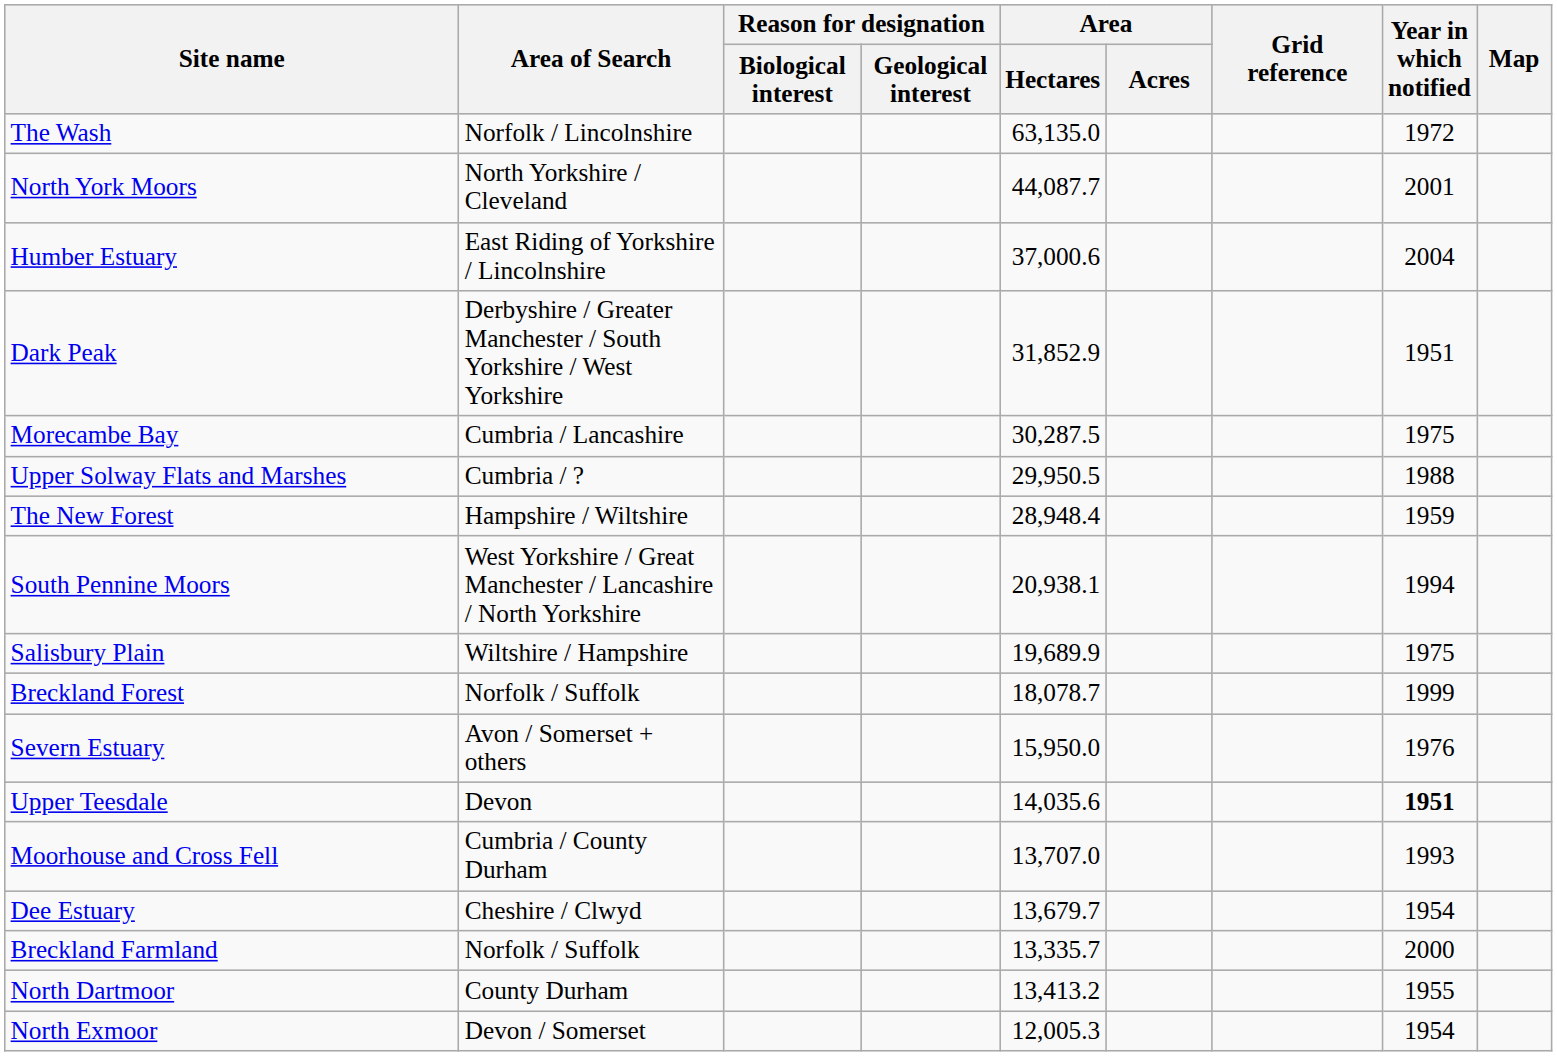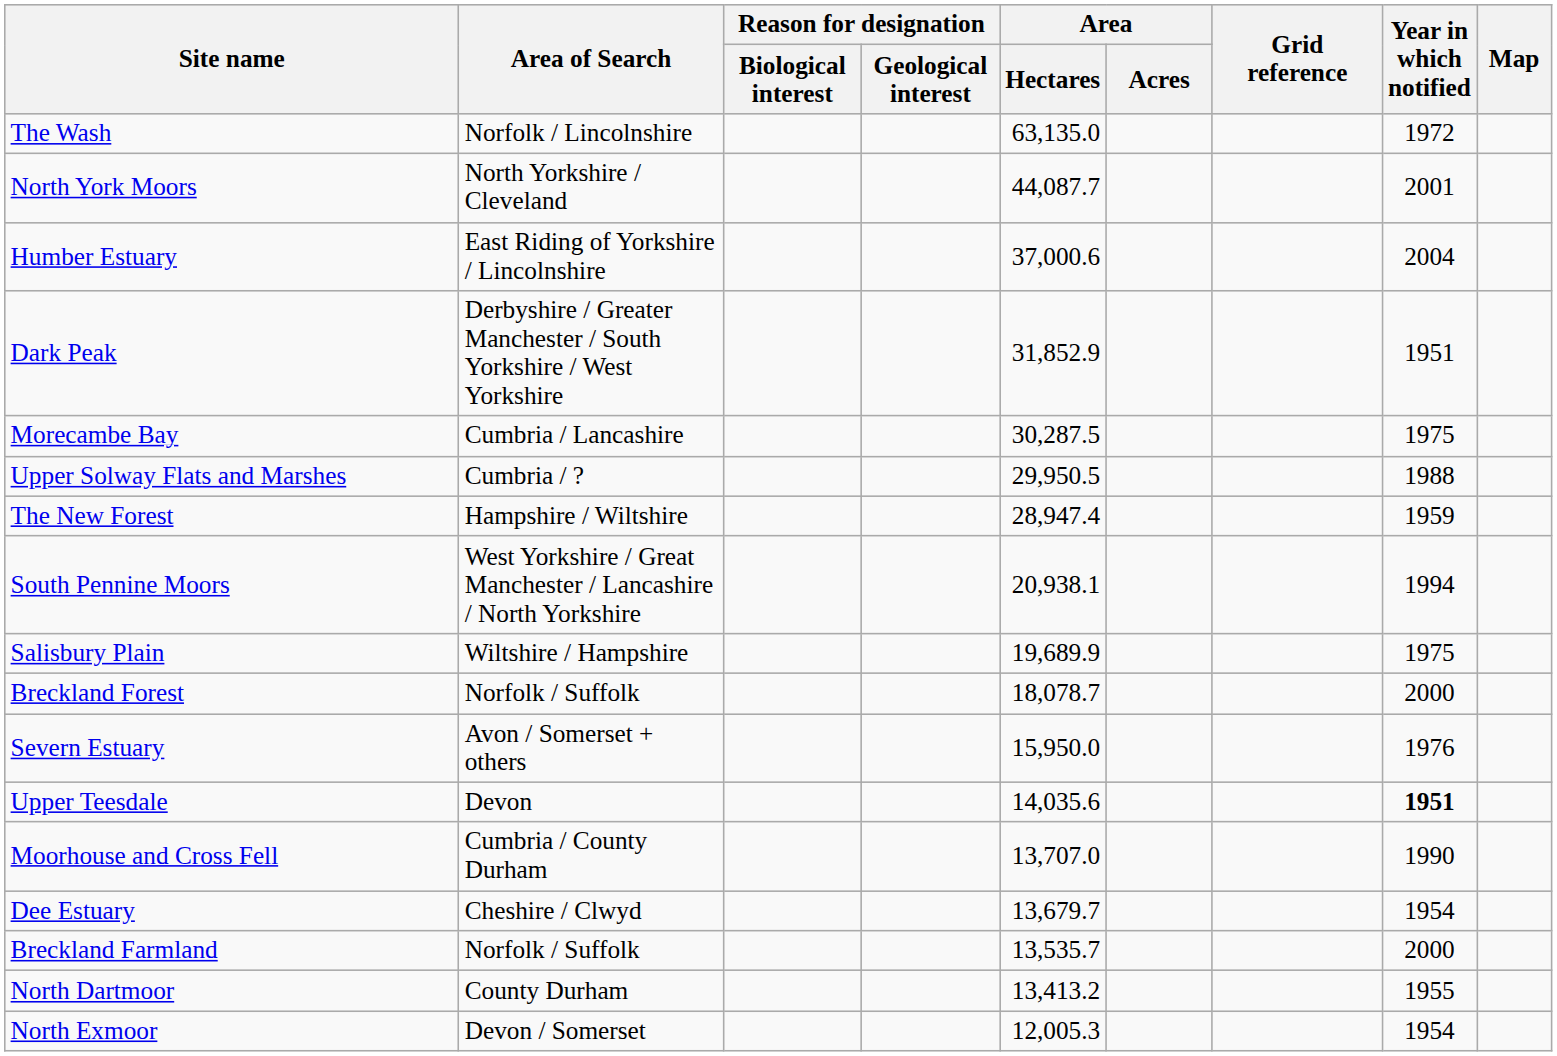(1056, 515) 28,948.4 -> (1056, 515) 28,947.4
(1429, 693) 1999 -> (1429, 693) 2000
(1429, 856) 1993 -> (1429, 856) 1990
(1056, 950) 13,335.7 -> (1056, 950) 13,535.7
